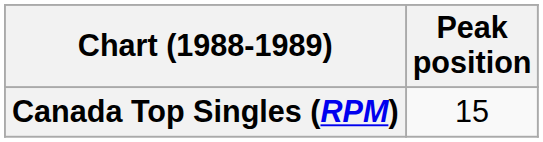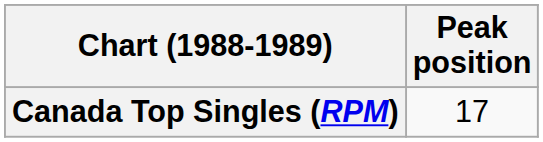(472, 111) 15 -> (472, 111) 17
